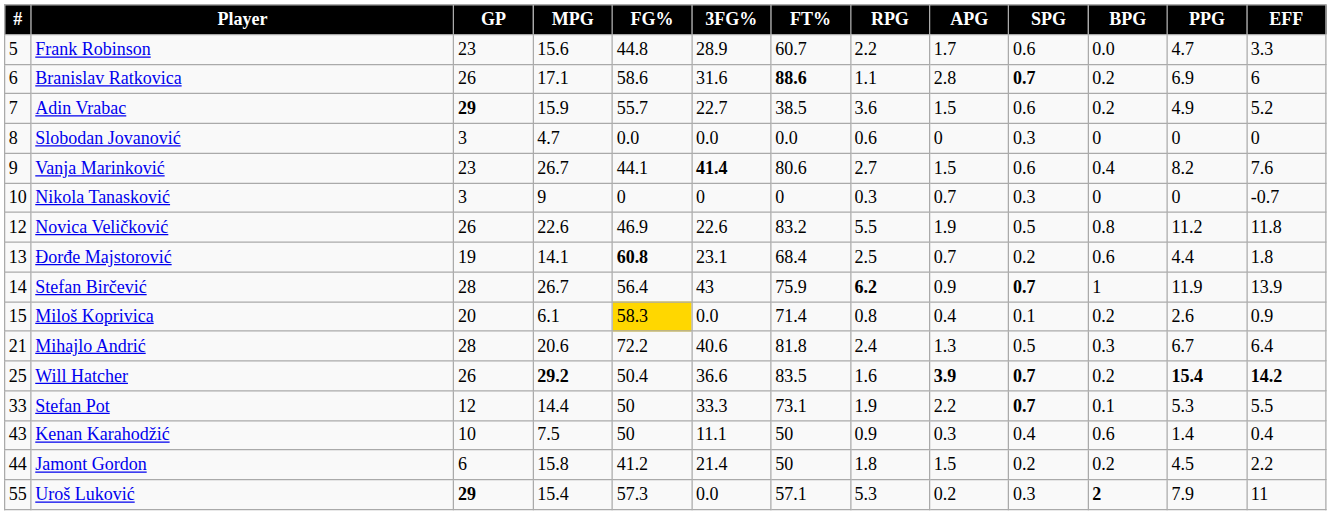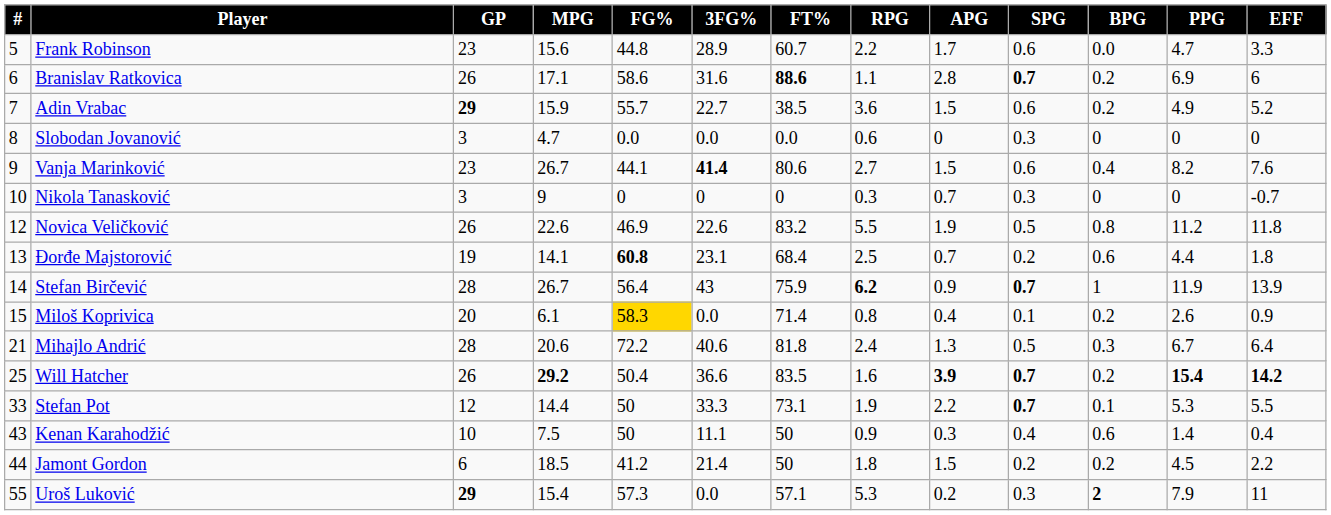(553, 465) 15.8 -> (553, 465) 18.5
